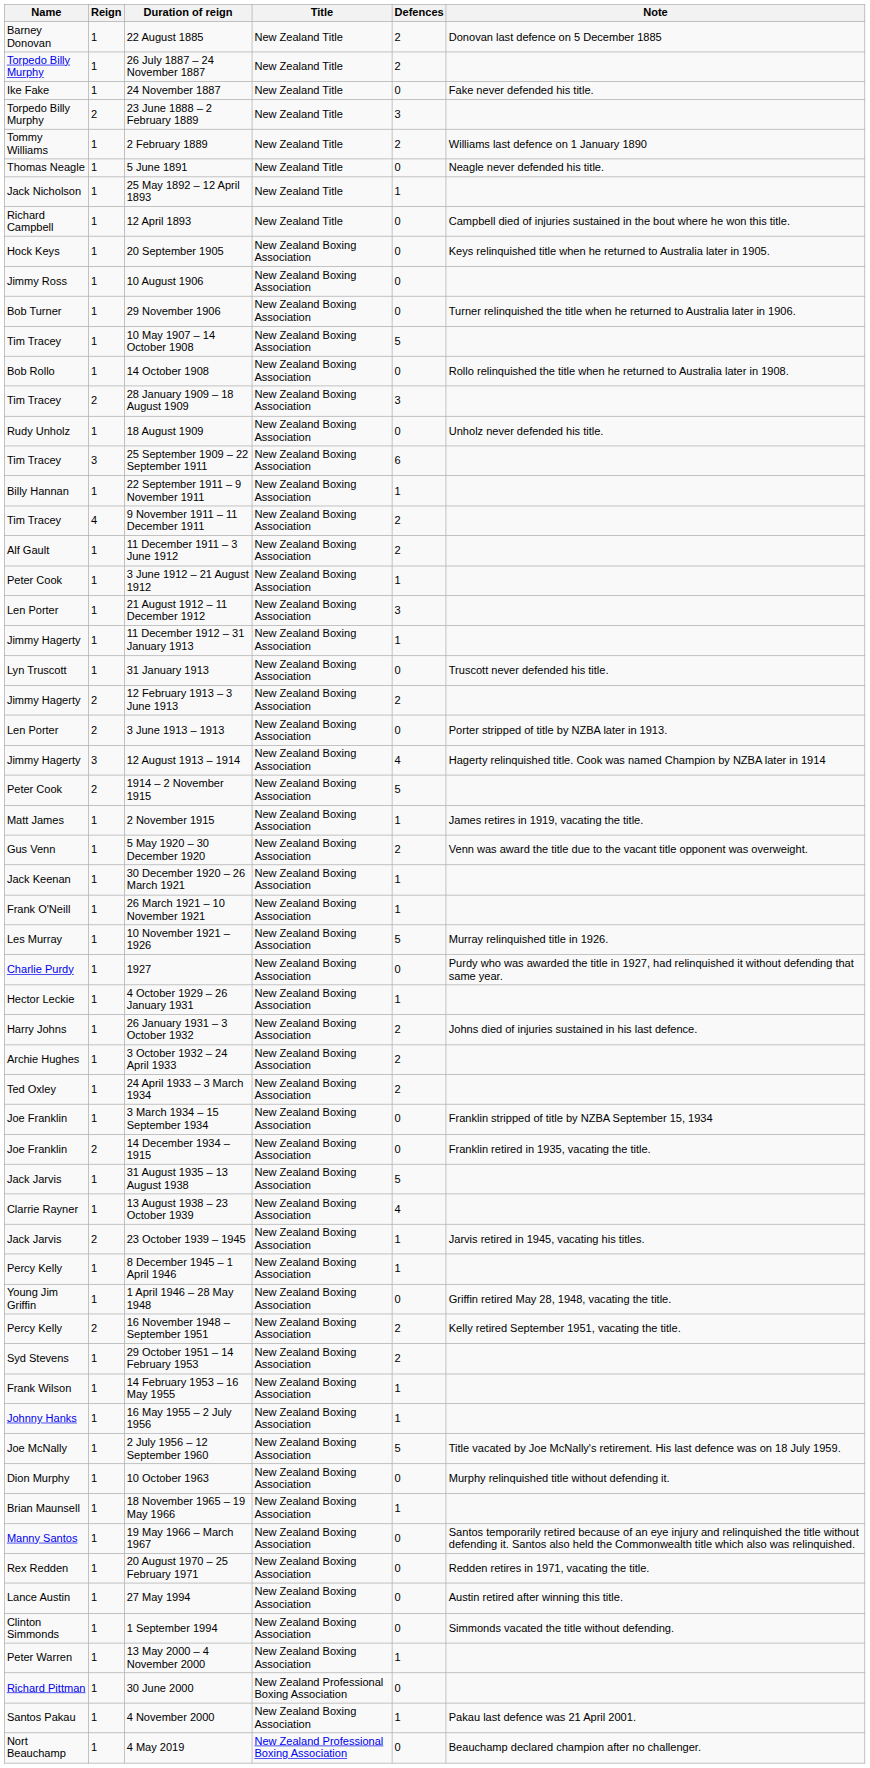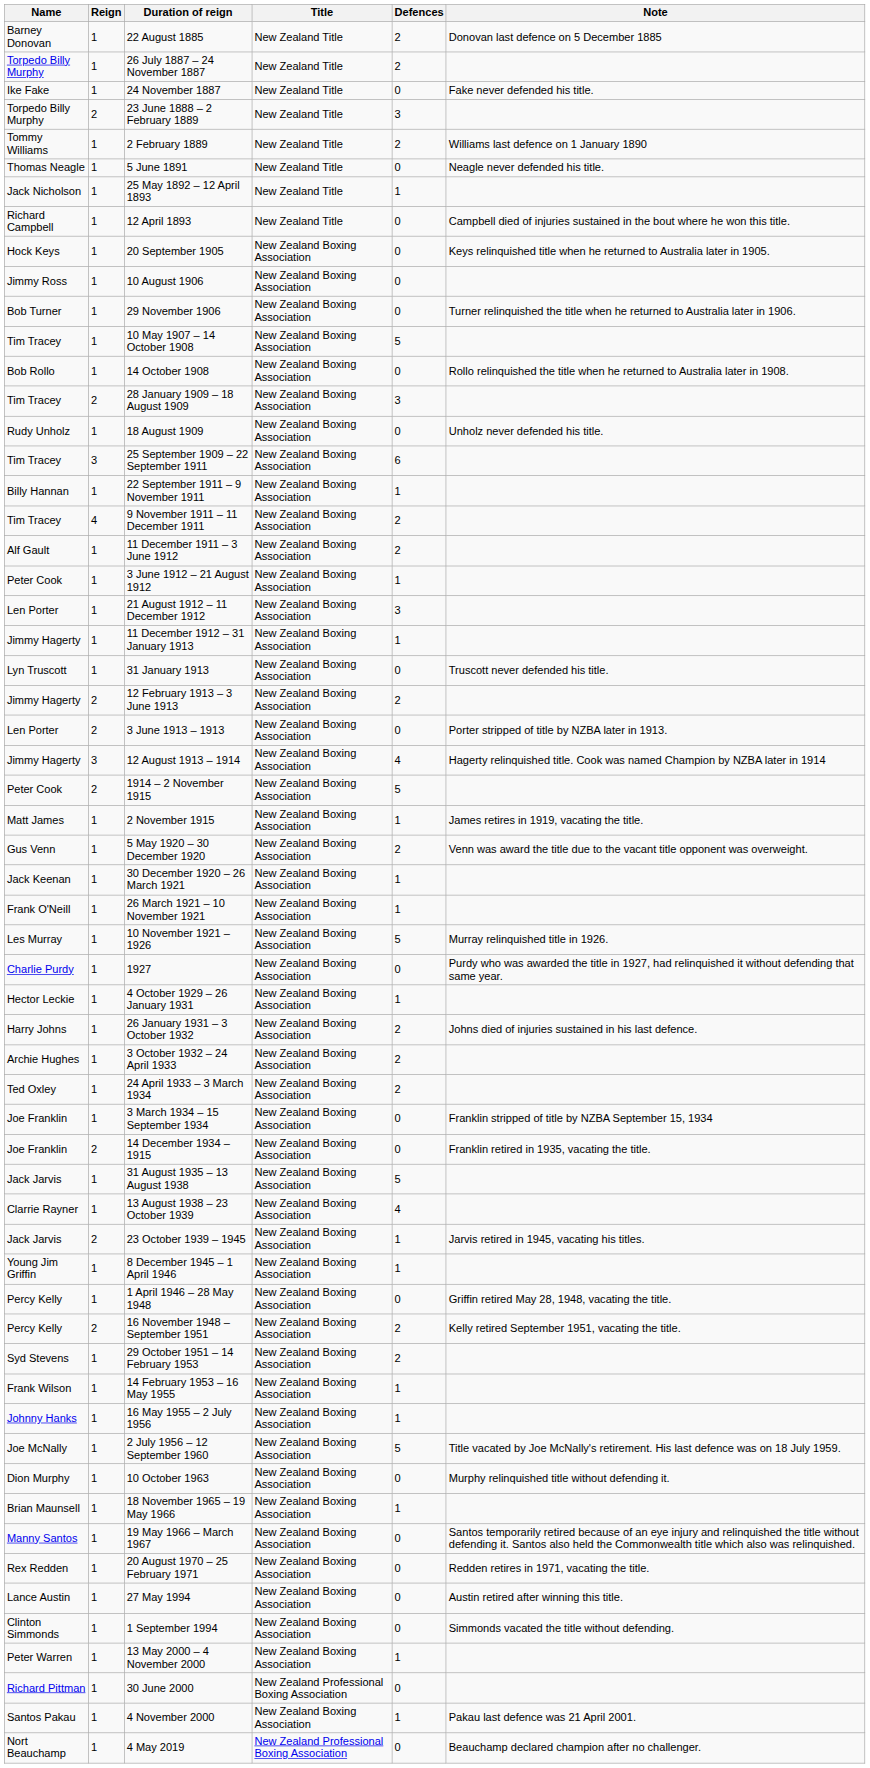(35, 1269) Percy Kelly -> (32, 1269) Young Jim Griffin
(32, 1299) Young Jim Griffin -> (35, 1299) Percy Kelly
